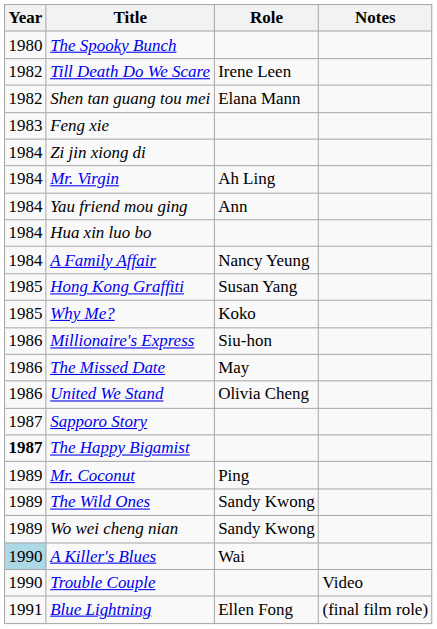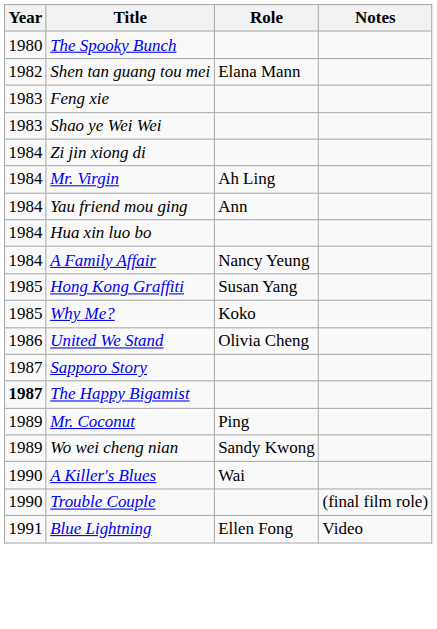- row: (130, 71)
+ row: (106, 125)
- row: (122, 340)
- row: (108, 367)
- row: (100, 502)
(25, 555) lightblue background -> (25, 475) no background
(343, 582) Video -> (375, 502) (final film role)
(375, 609) (final film role) -> (343, 529) Video
